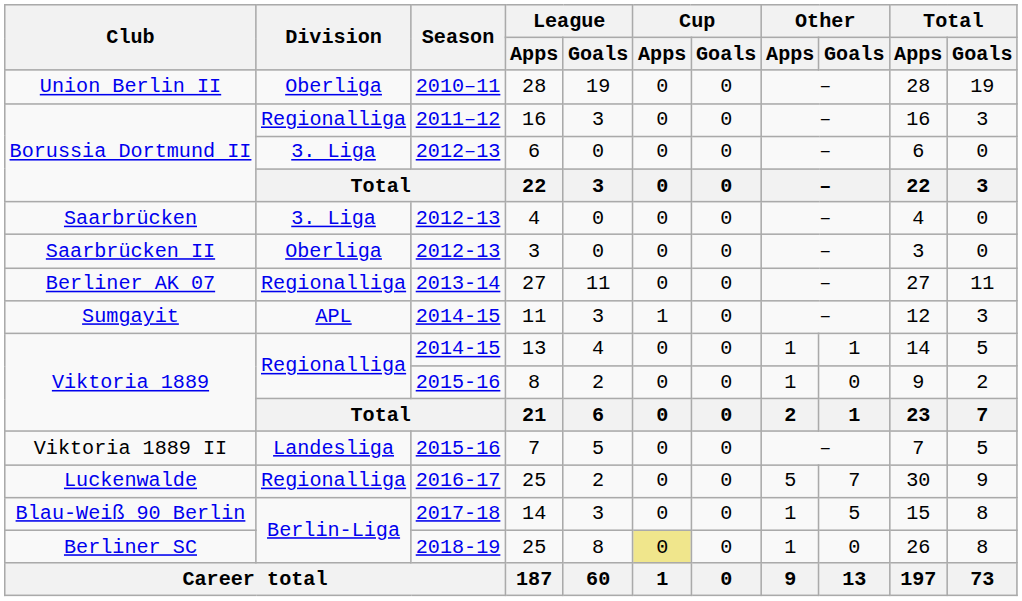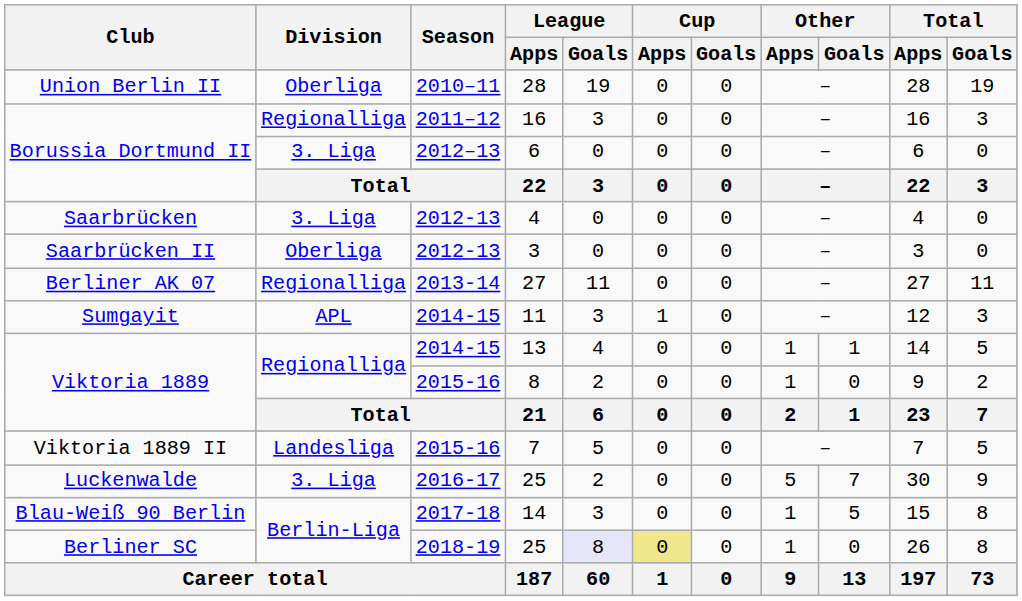(334, 481) Regionalliga -> (334, 481) 3. Liga
(598, 547) no background -> (598, 547) lavender background
